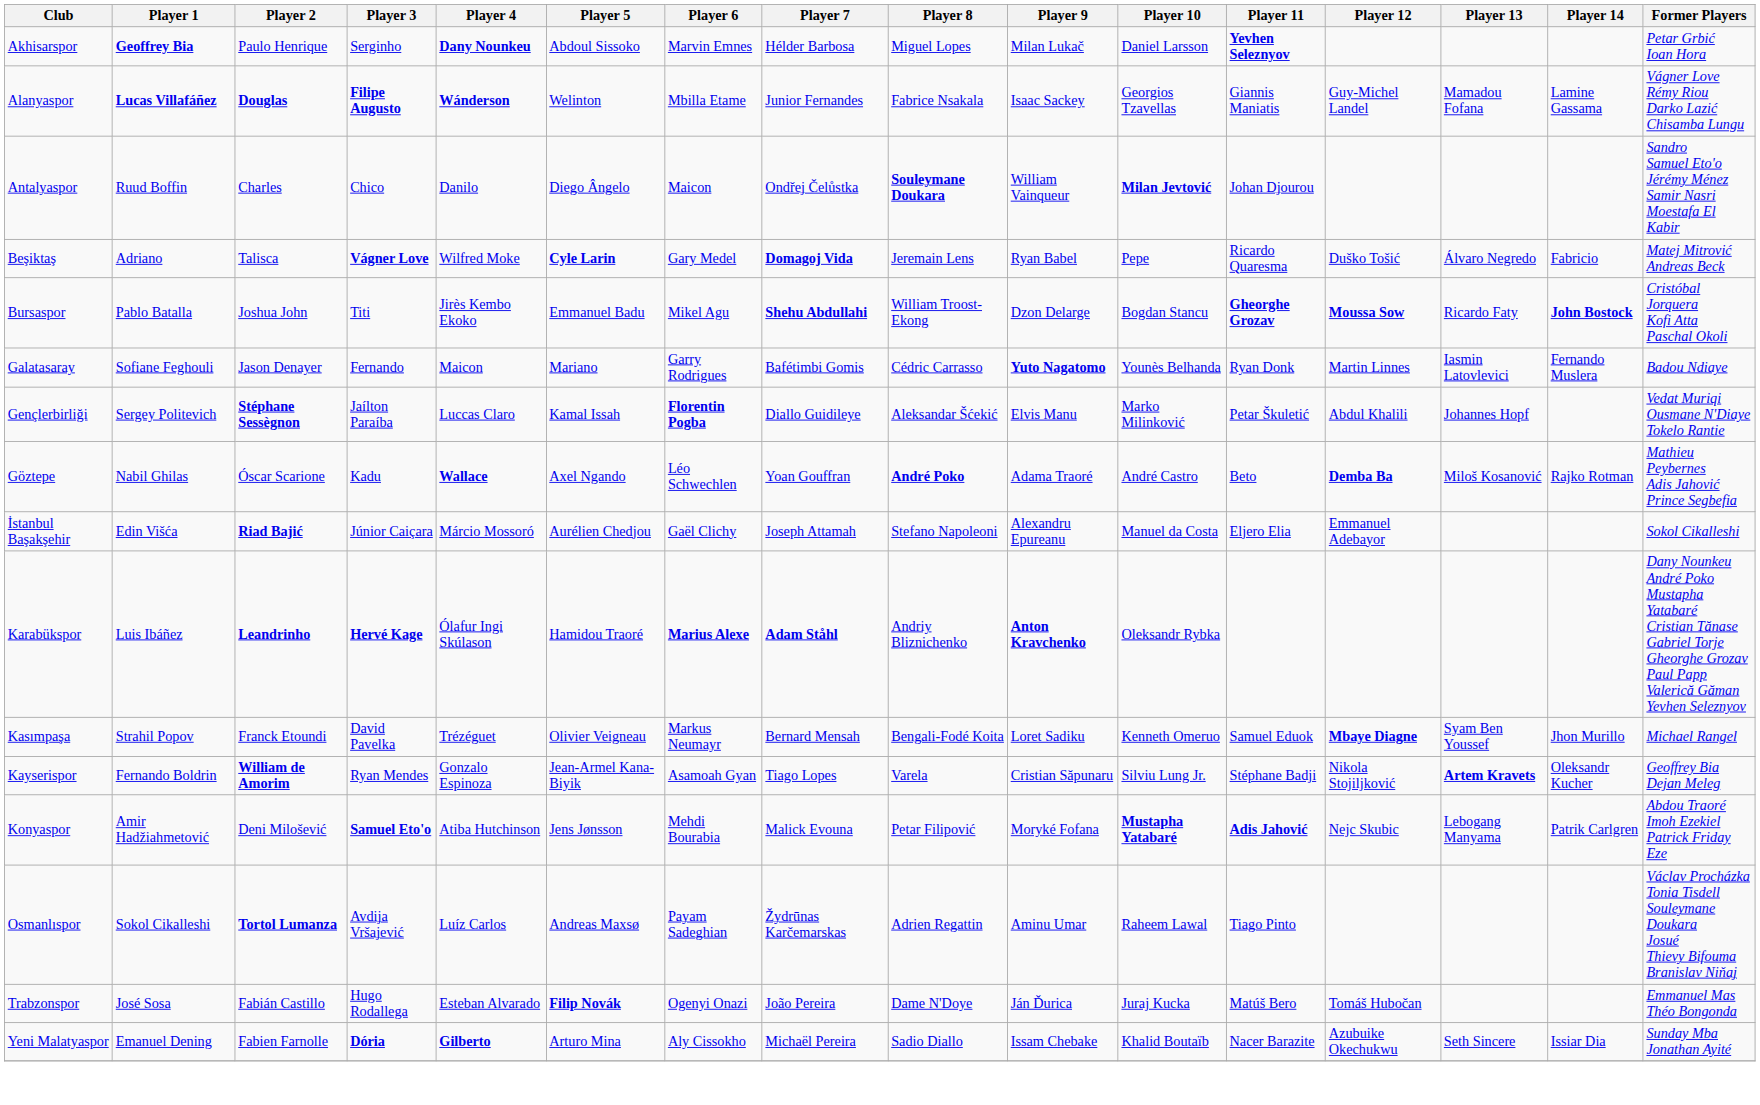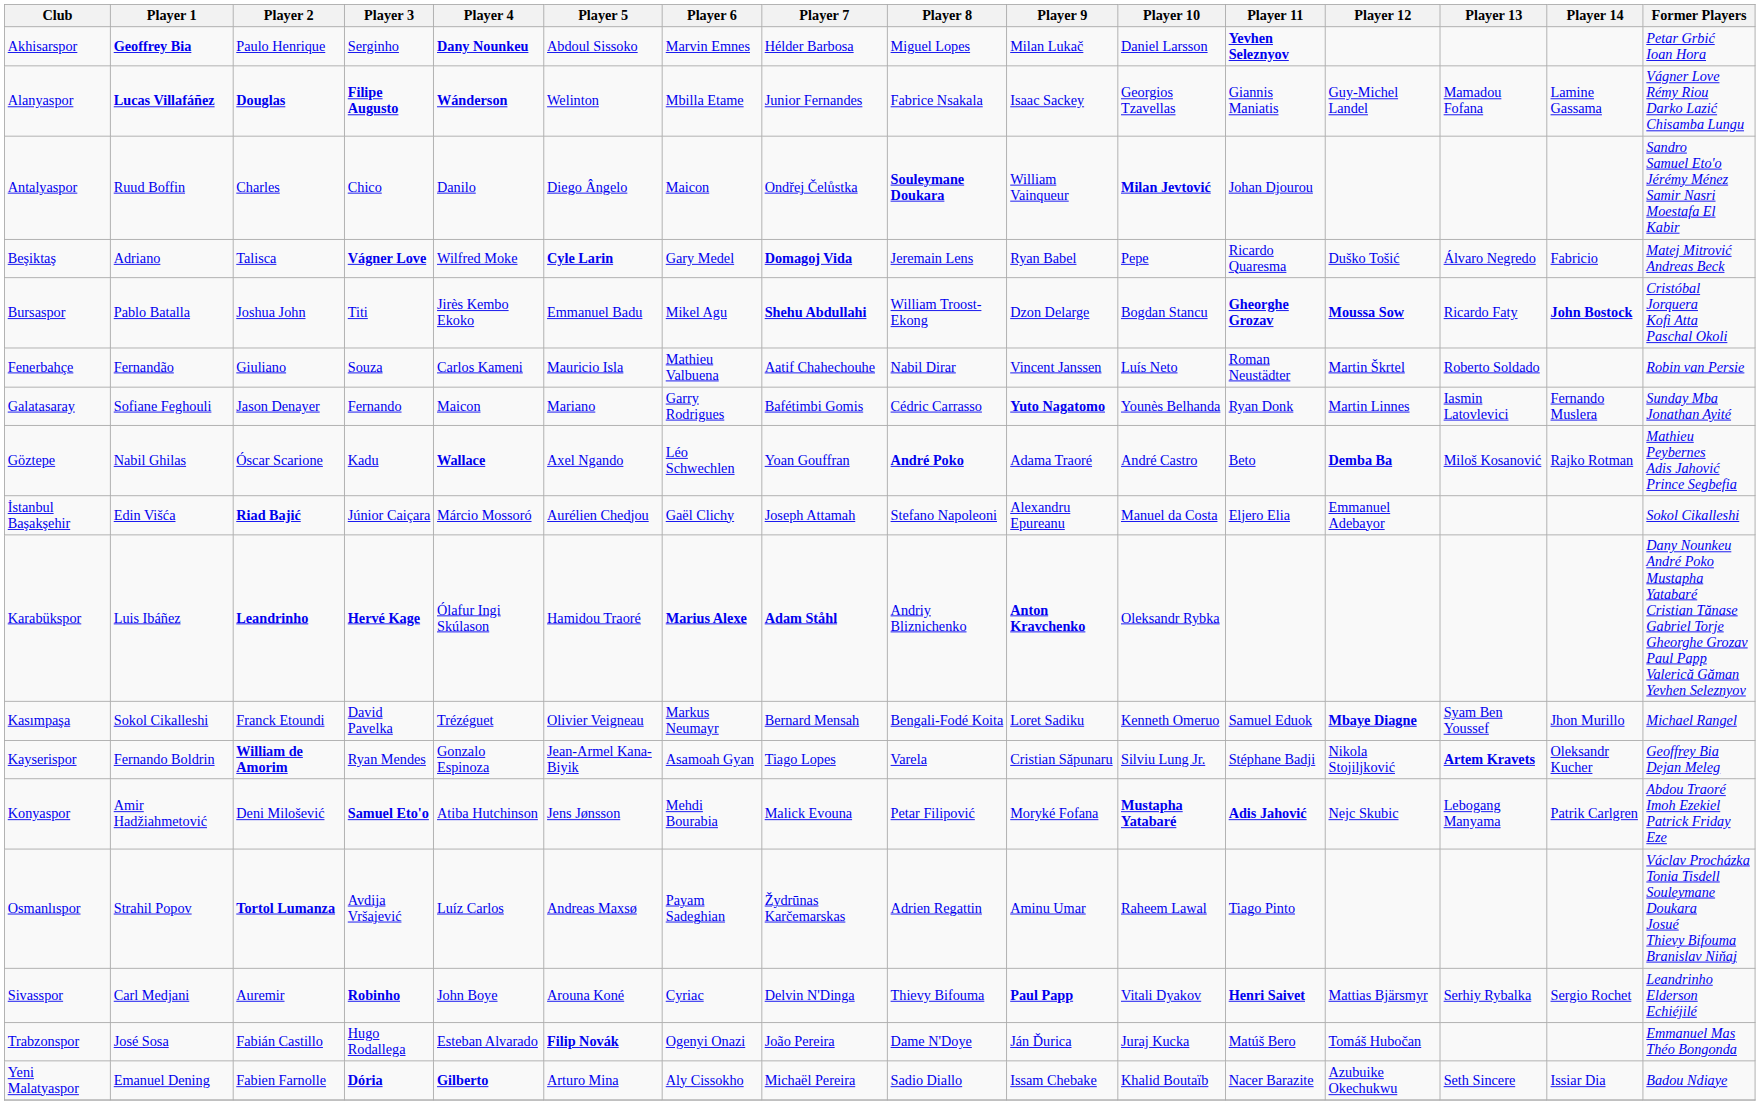+ row: (41, 367)
(1687, 367) Badou Ndiaye -> (1689, 406) Sunday Mba Jonathan Ayité
- row: (48, 414)
(155, 736) Strahil Popov -> (161, 720) Sokol Cikalleshi
(163, 924) Sokol Cikalleshi -> (153, 908) Strahil Popov
+ row: (35, 995)
(1689, 1041) Sunday Mba Jonathan Ayité -> (1687, 1080) Badou Ndiaye
